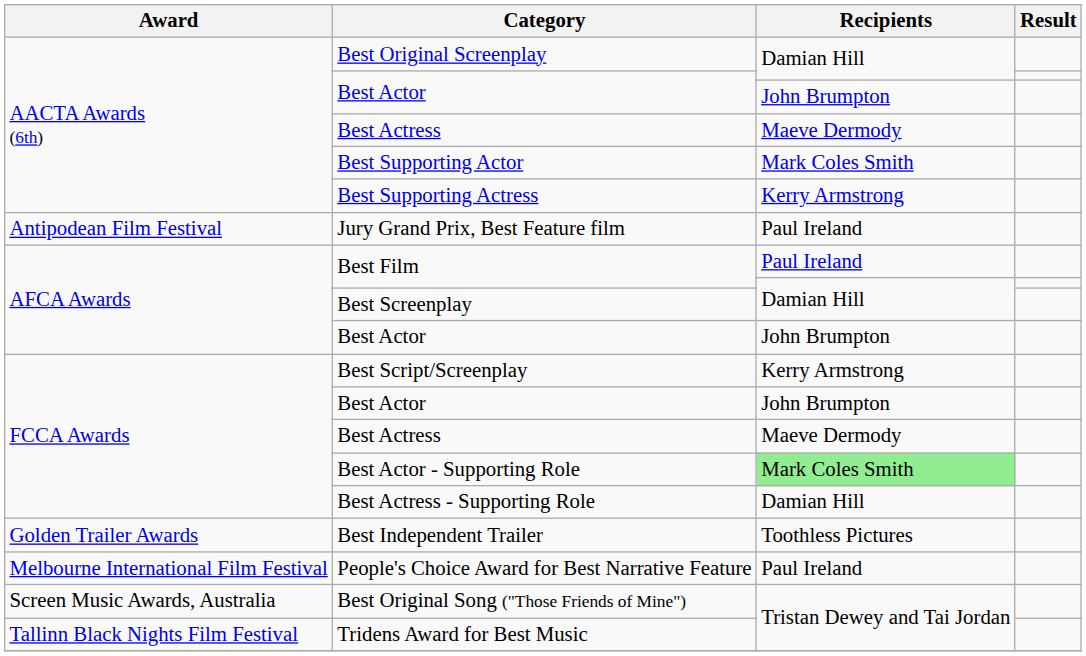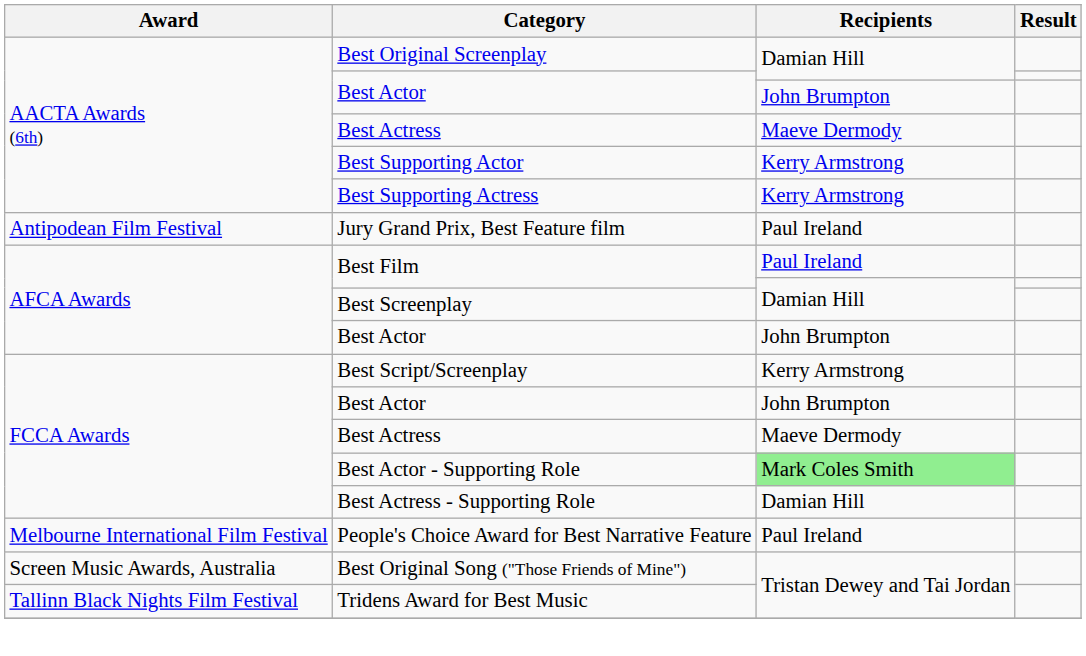(837, 162) Mark Coles Smith -> (833, 162) Kerry Armstrong
- row: (104, 534)
